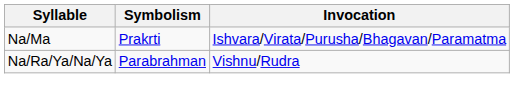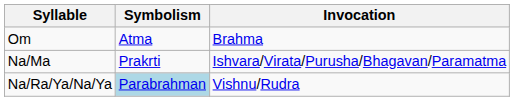+ row: (19, 38)
(162, 61) no background -> (162, 84) lightblue background
